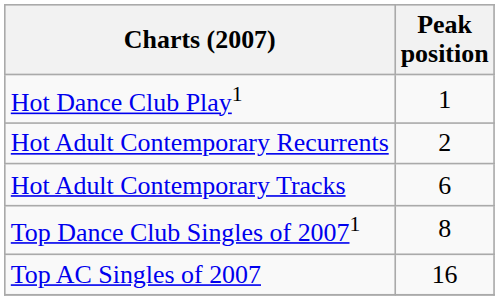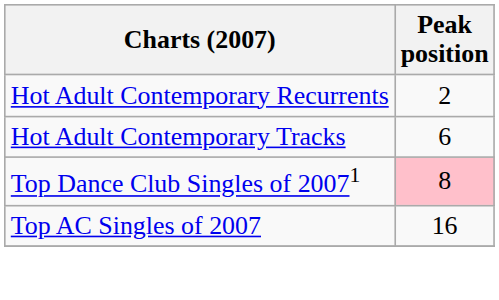- row: (127, 98)
(445, 229) no background -> (445, 181) pink background
